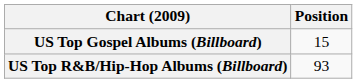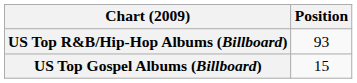rows swapped: (148, 41) <-> (148, 66)
